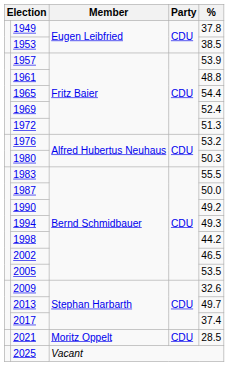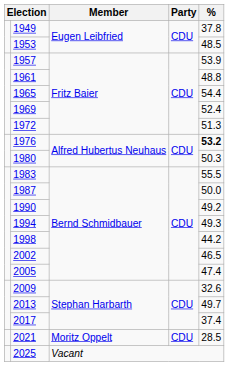(211, 45) 38.5 -> (211, 45) 48.5
(211, 142) normal -> (211, 142) bold
(211, 272) 53.5 -> (211, 272) 47.4
